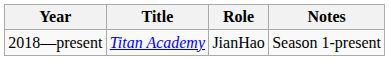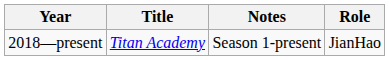columns swapped: (239, 17) <-> (327, 17)
